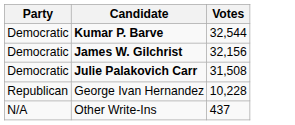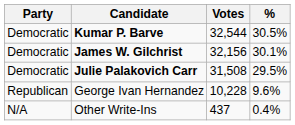+ column: (270, 14)
